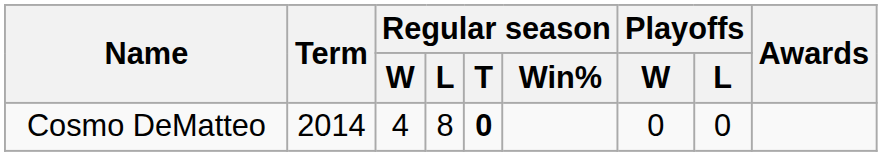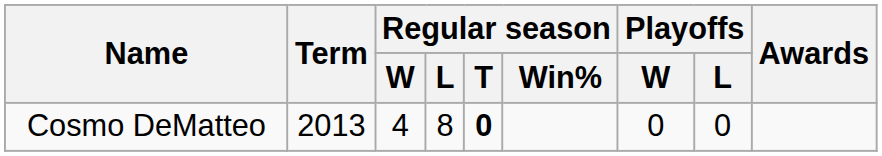(331, 126) 2014 -> (331, 126) 2013
